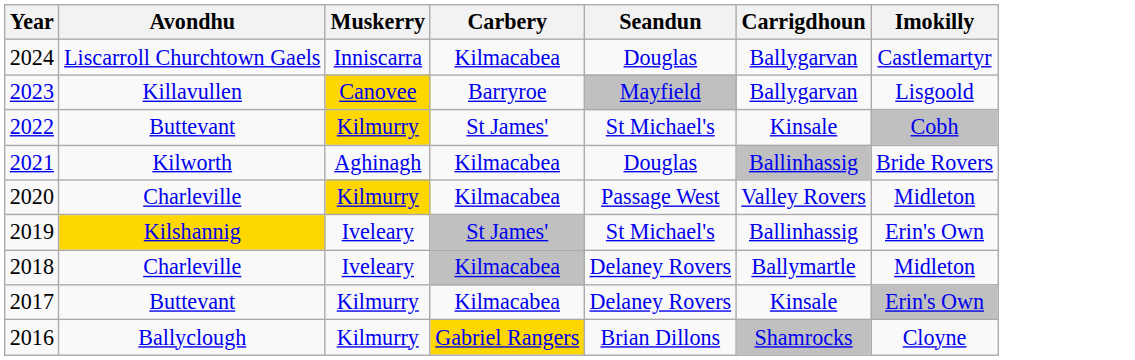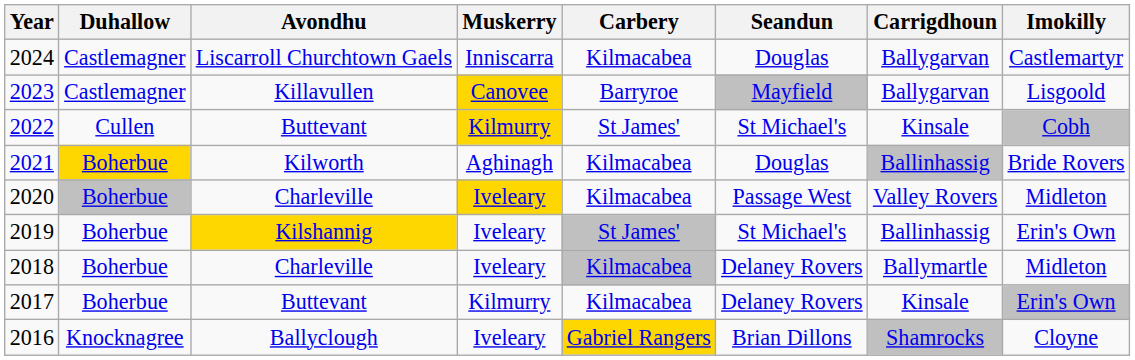+ column: (125, 22)
(378, 197) Kilmurry -> (509, 197) Iveleary
(378, 337) Kilmurry -> (509, 337) Iveleary
